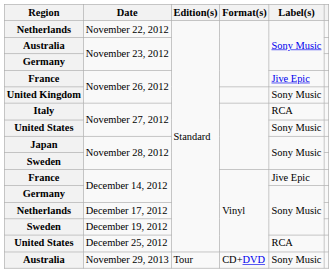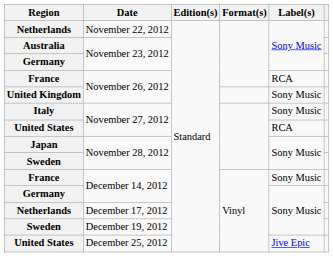(291, 78) Jive Epic -> (282, 78) RCA
(282, 111) RCA -> (296, 111) Sony Music
(296, 128) Sony Music -> (282, 128) RCA
(291, 177) Jive Epic -> (296, 177) Sony Music
(282, 243) RCA -> (291, 243) Jive Epic
- row: (44, 260)
